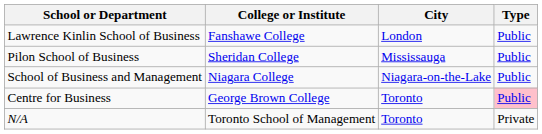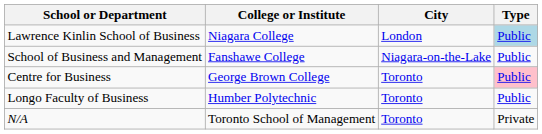(256, 35) Fanshawe College -> (251, 35) Niagara College
(514, 35) no background -> (514, 35) lightblue background
- row: (73, 56)
(251, 77) Niagara College -> (256, 56) Fanshawe College
+ row: (78, 98)
